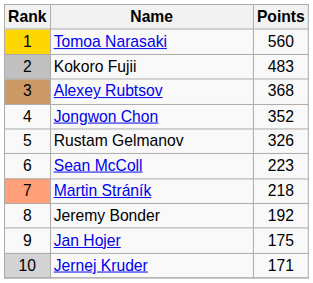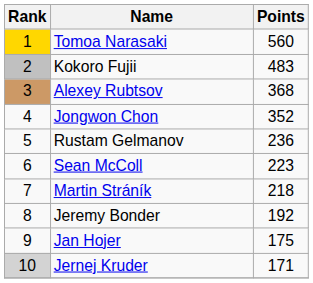(281, 141) 326 -> (281, 141) 236
(27, 191) lightsalmon background -> (27, 191) no background
